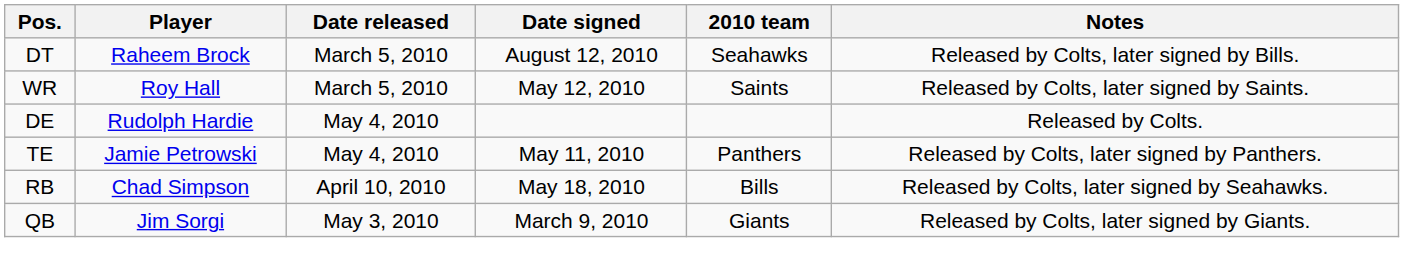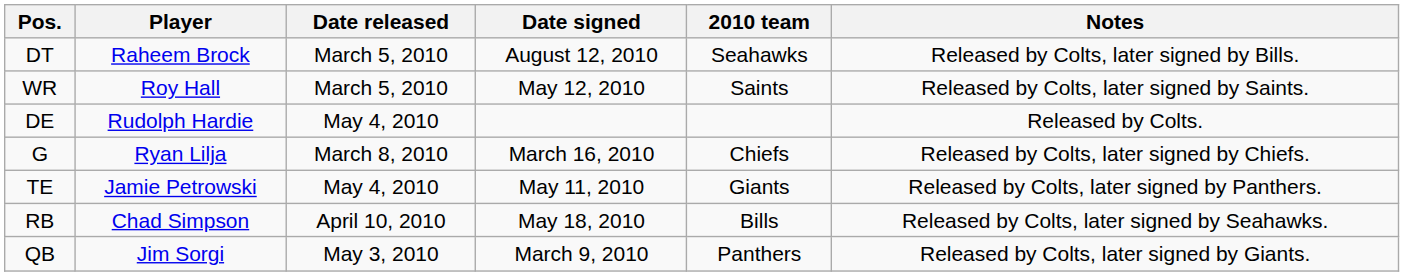+ row: (40, 154)
(759, 154) Panthers -> (759, 188) Giants
(759, 221) Giants -> (759, 254) Panthers
